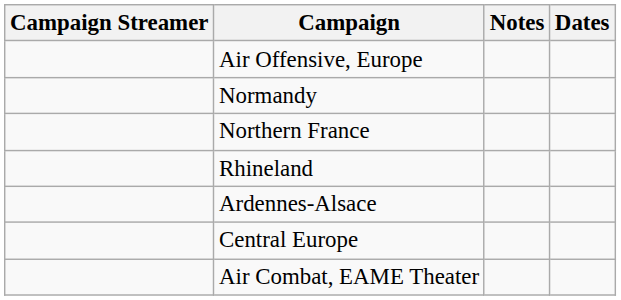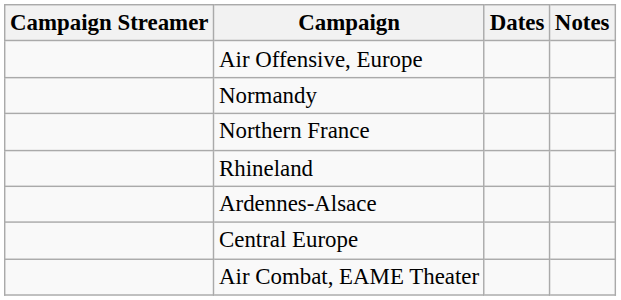columns swapped: (582, 22) <-> (517, 22)
